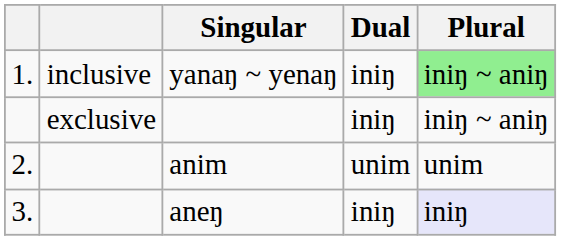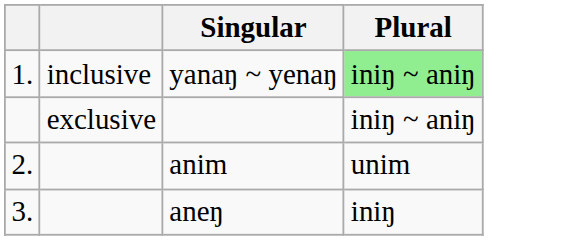- column: (381, 27)
(446, 211) lavender background -> (373, 211) no background
